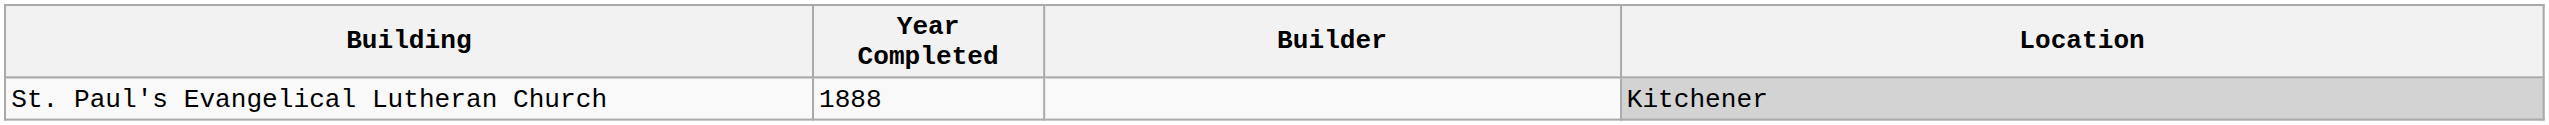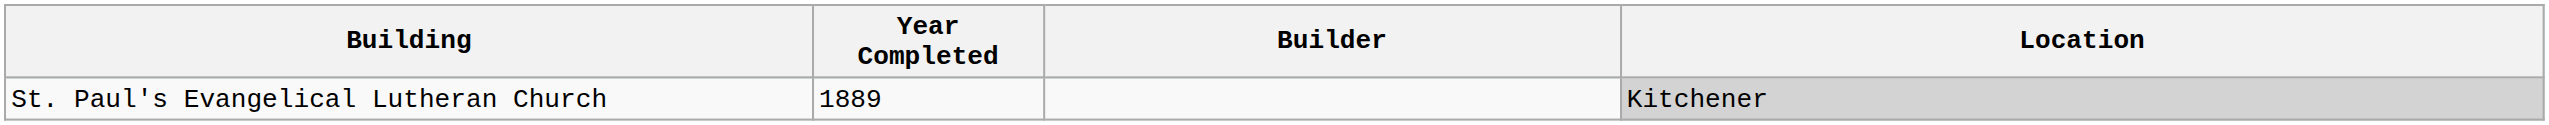(850, 99) 1888 -> (850, 99) 1889
